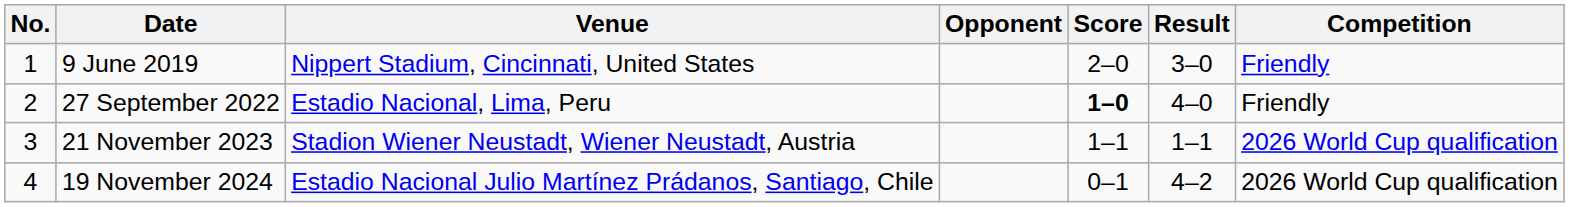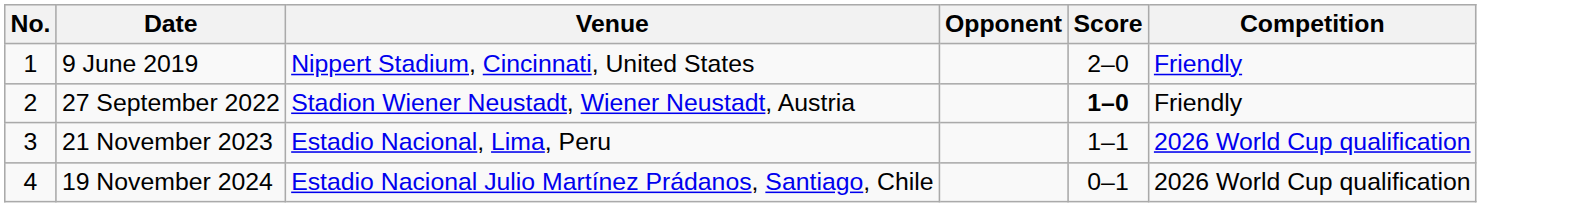- column: (1192, 24)
(451, 102) Estadio Nacional, Lima, Peru -> (573, 102) Stadion Wiener Neustadt, Wiener Neustadt, Austria
(573, 142) Stadion Wiener Neustadt, Wiener Neustadt, Austria -> (451, 142) Estadio Nacional, Lima, Peru
